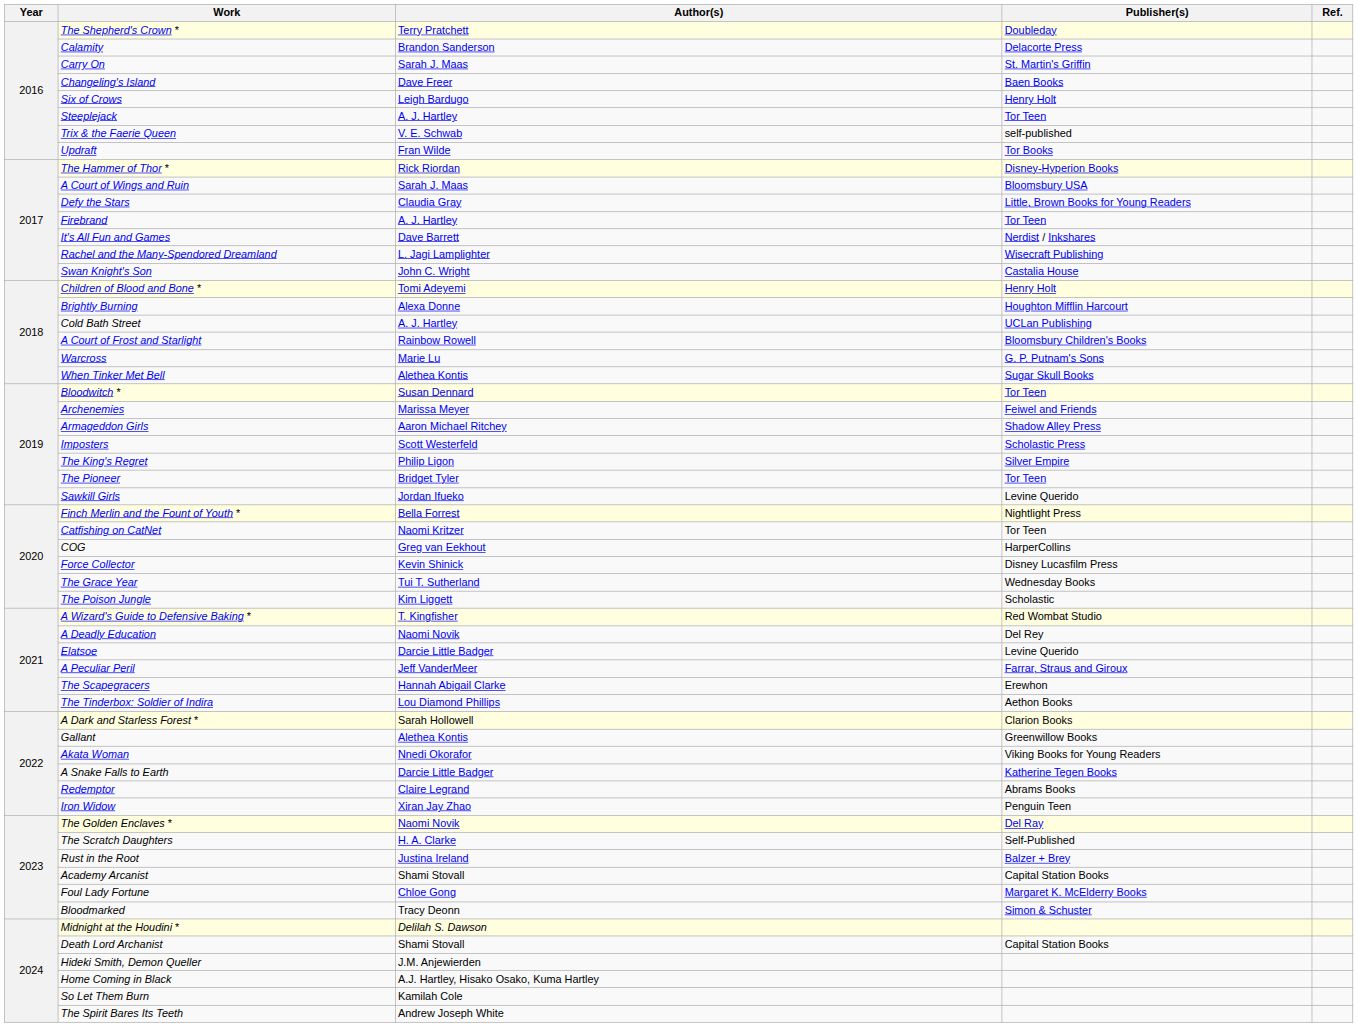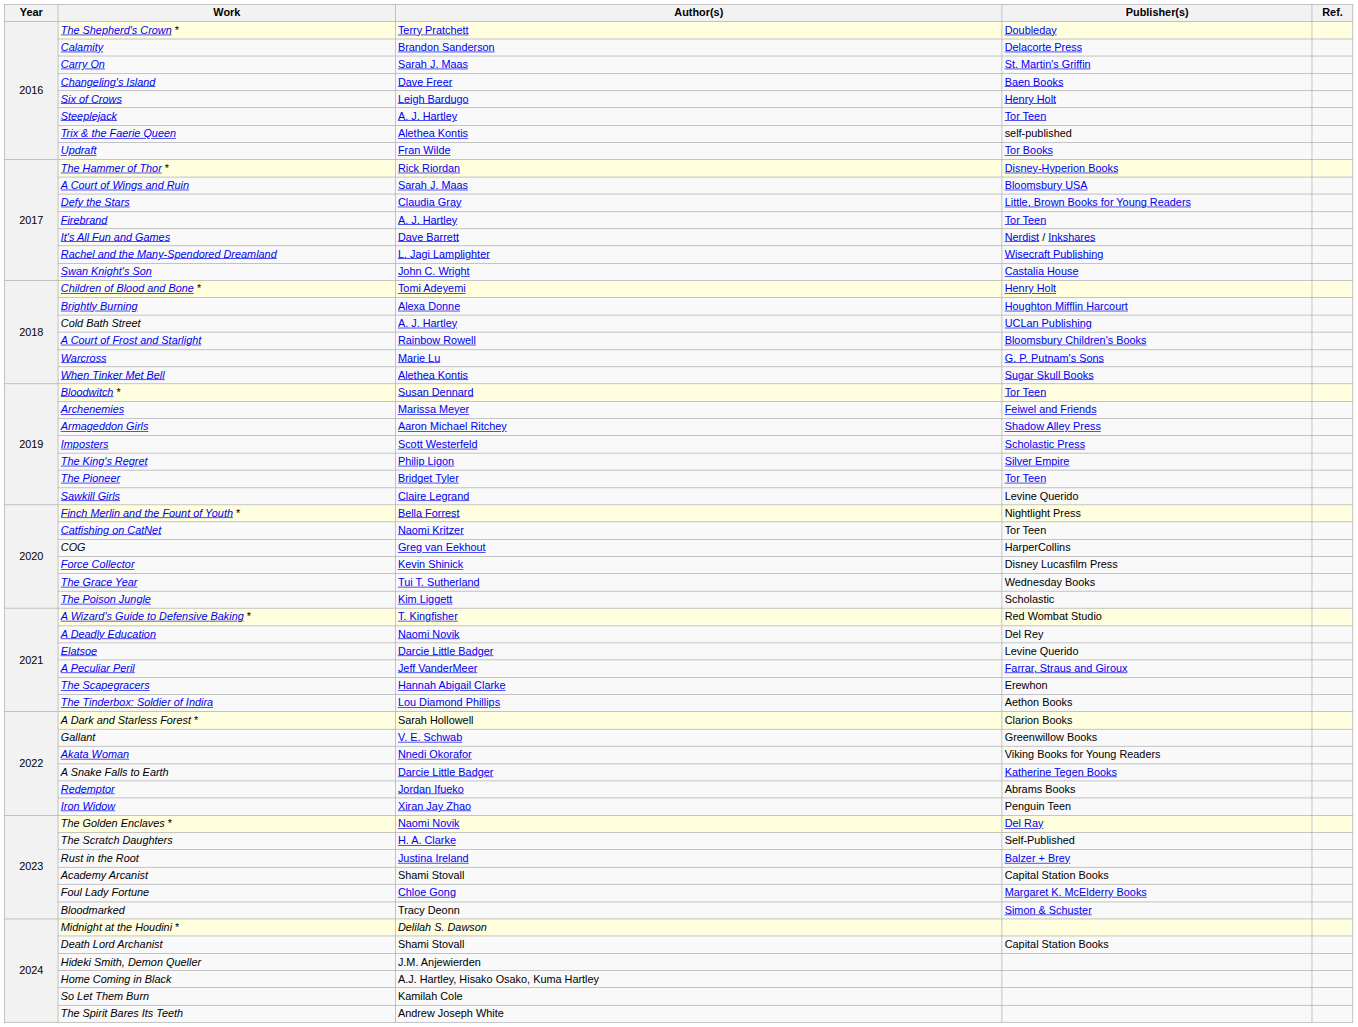(430, 133) V. E. Schwab -> (433, 133) Alethea Kontis
(431, 496) Jordan Ifueko -> (434, 496) Claire Legrand
(433, 737) Alethea Kontis -> (430, 737) V. E. Schwab
(434, 789) Claire Legrand -> (431, 789) Jordan Ifueko
